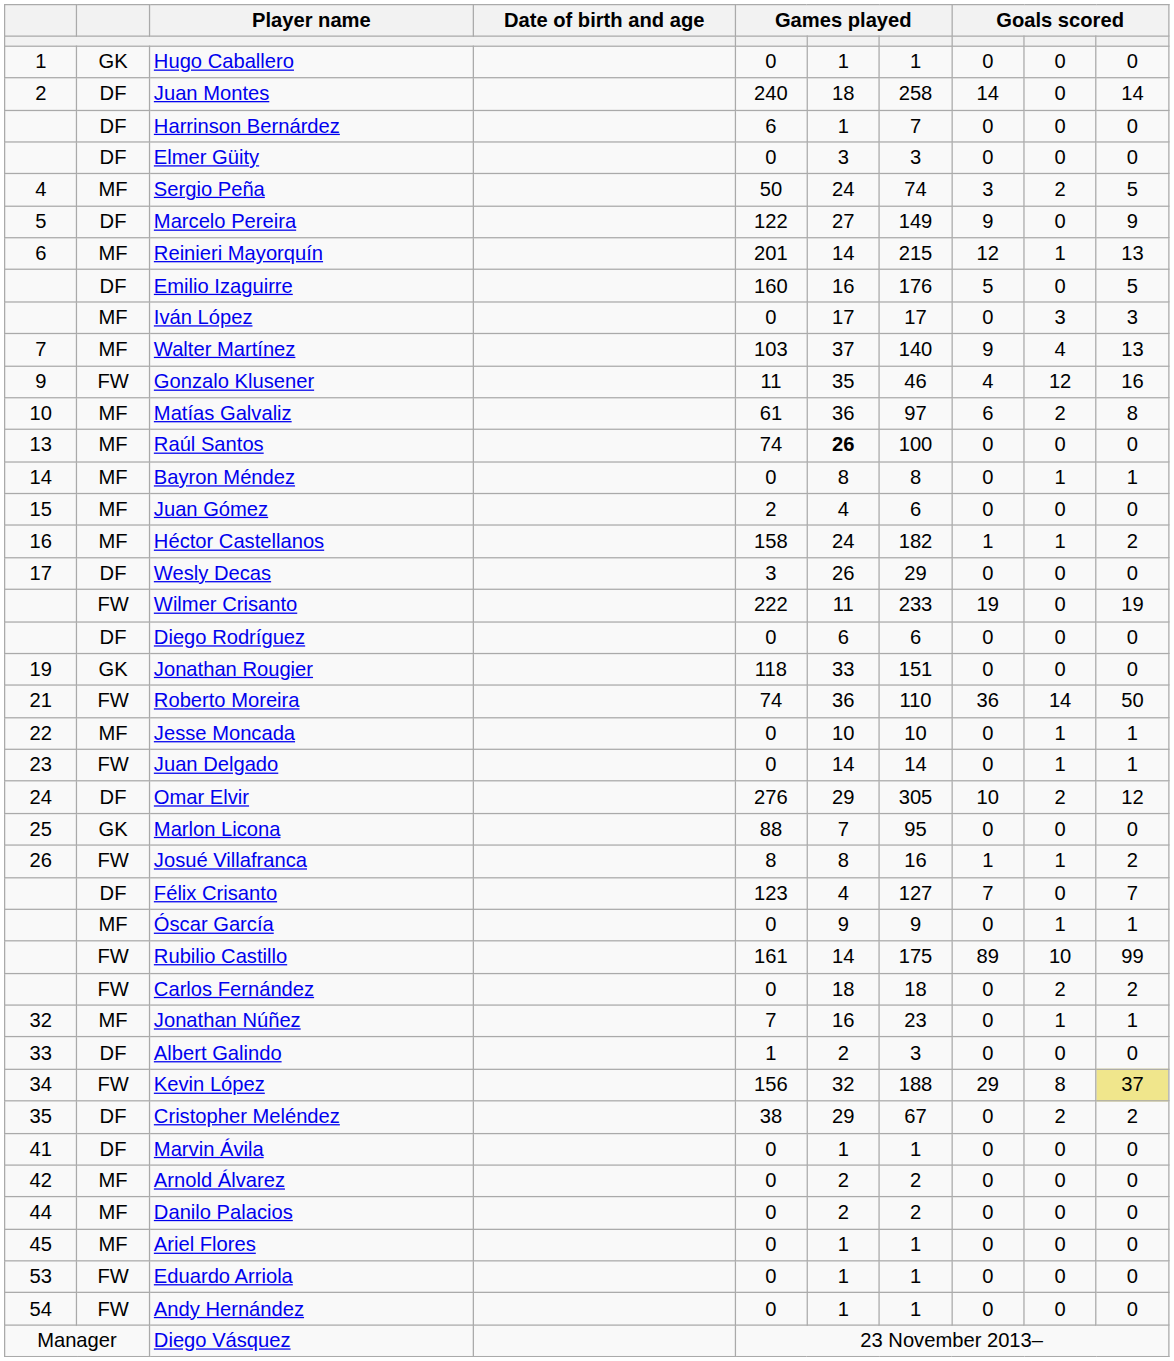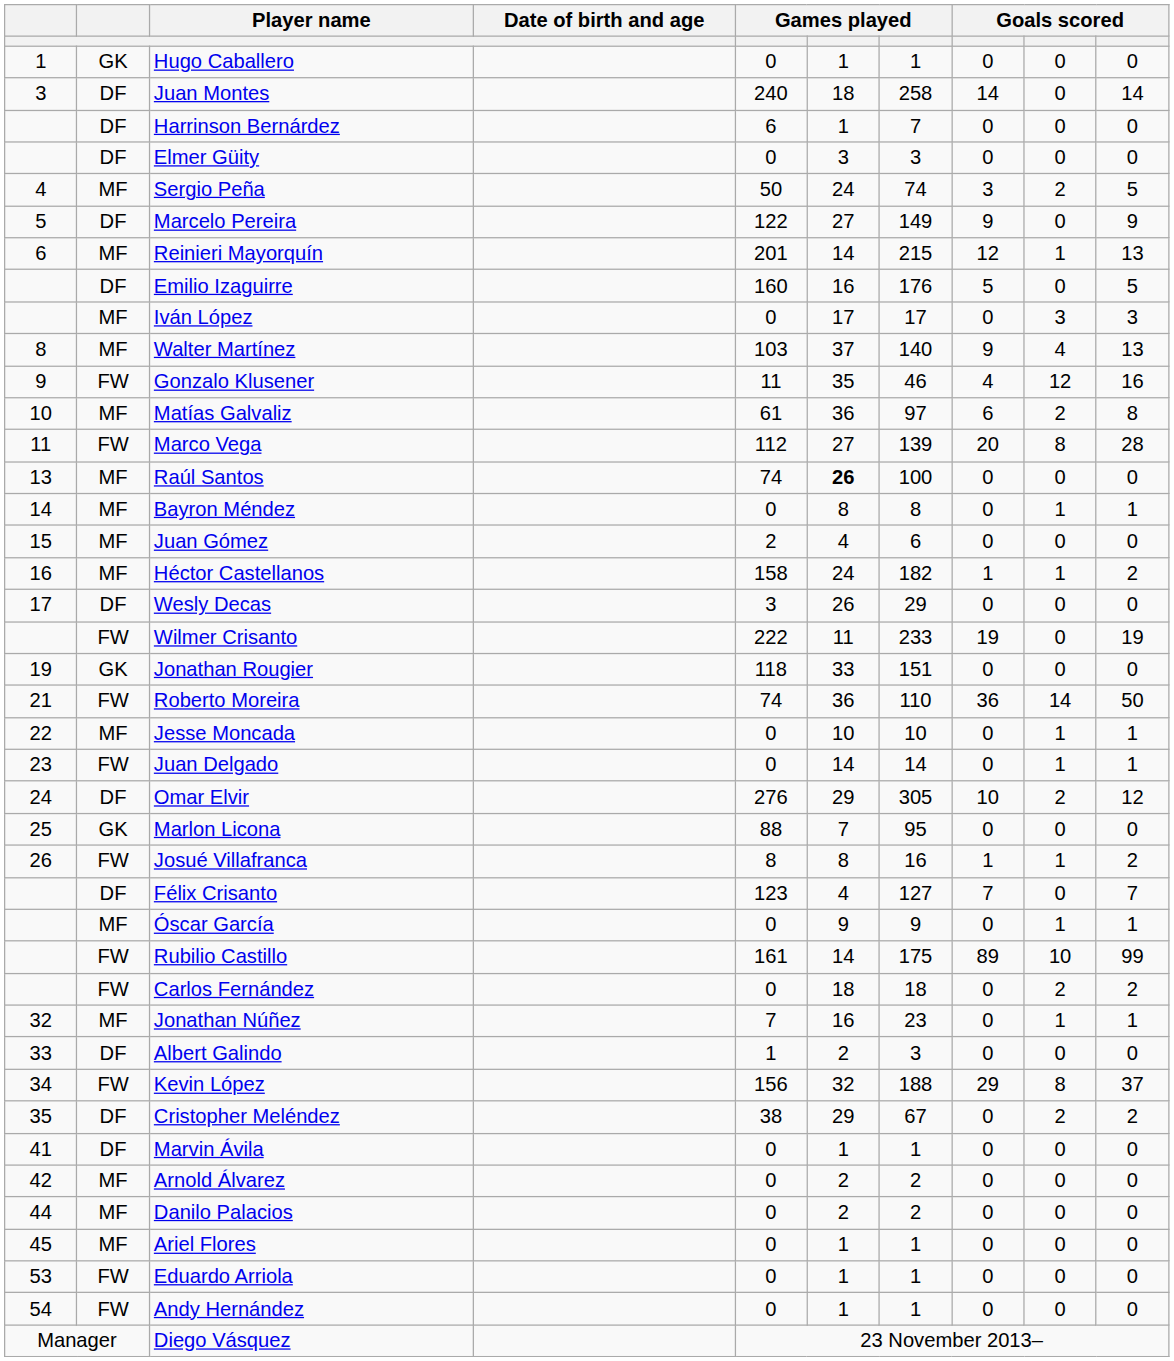(41, 93) 2 -> (41, 93) 3
(41, 349) 7 -> (41, 349) 8
+ row: (208, 445)
- row: (230, 637)
(1132, 1084) khaki background -> (1132, 1084) no background
